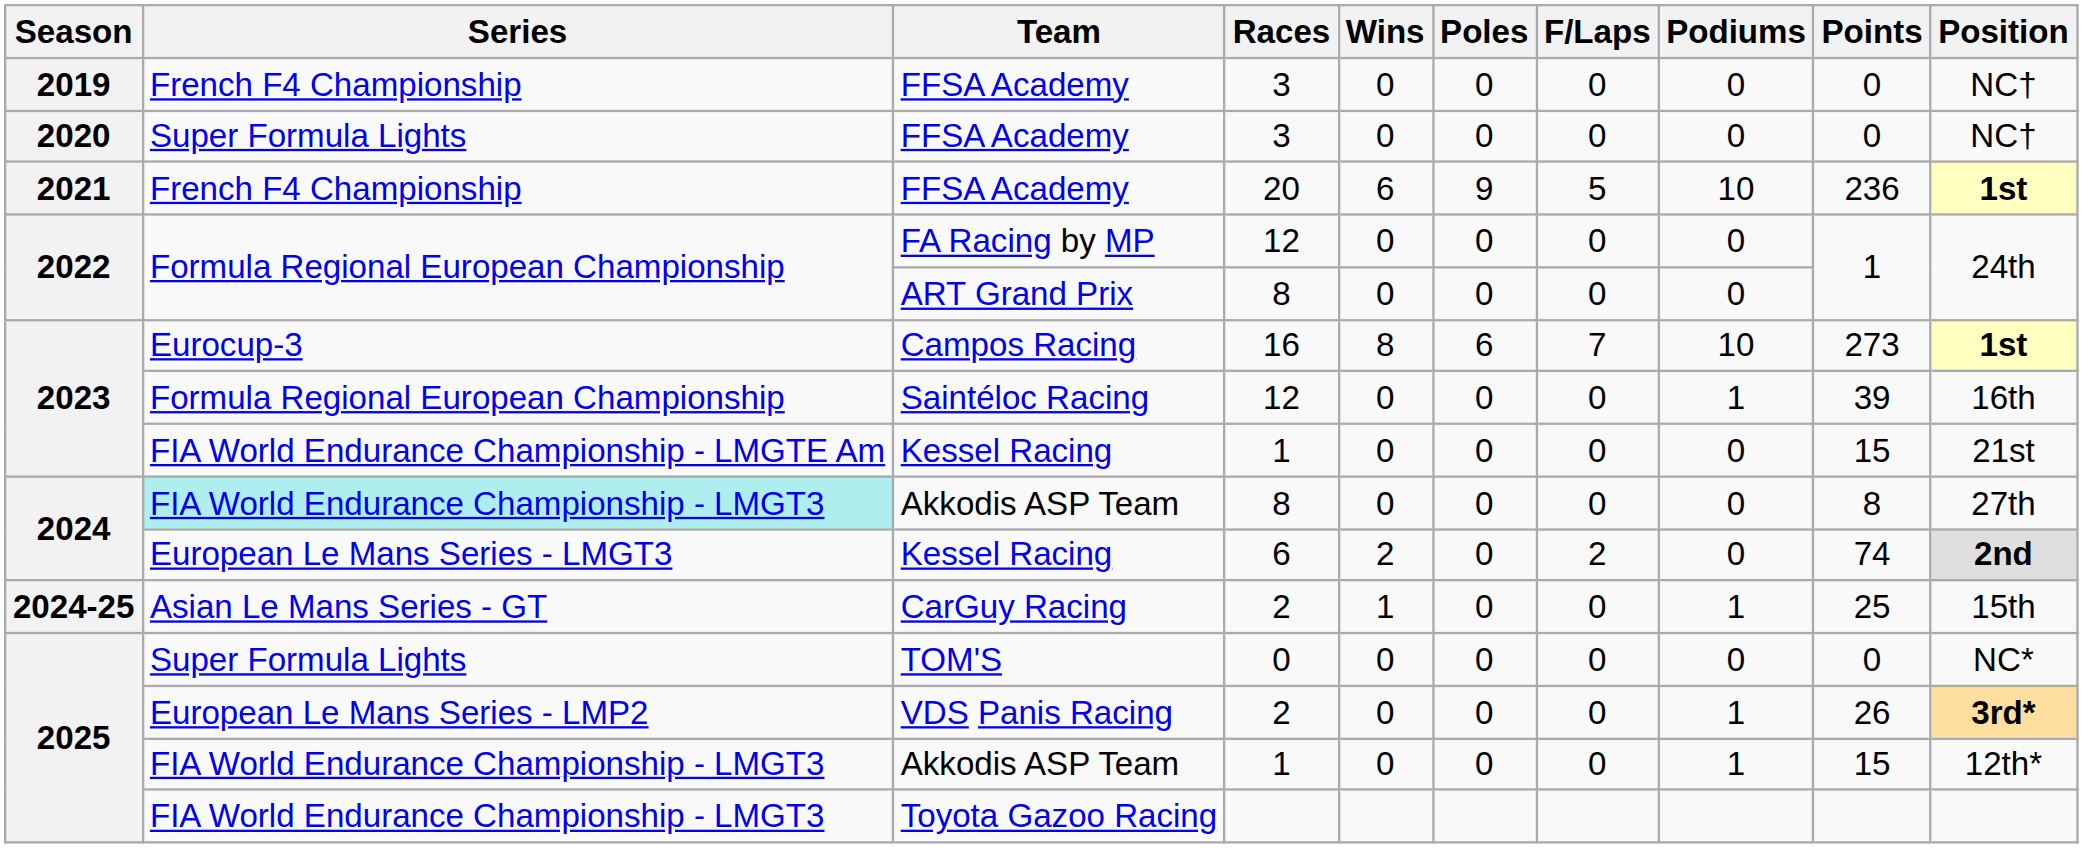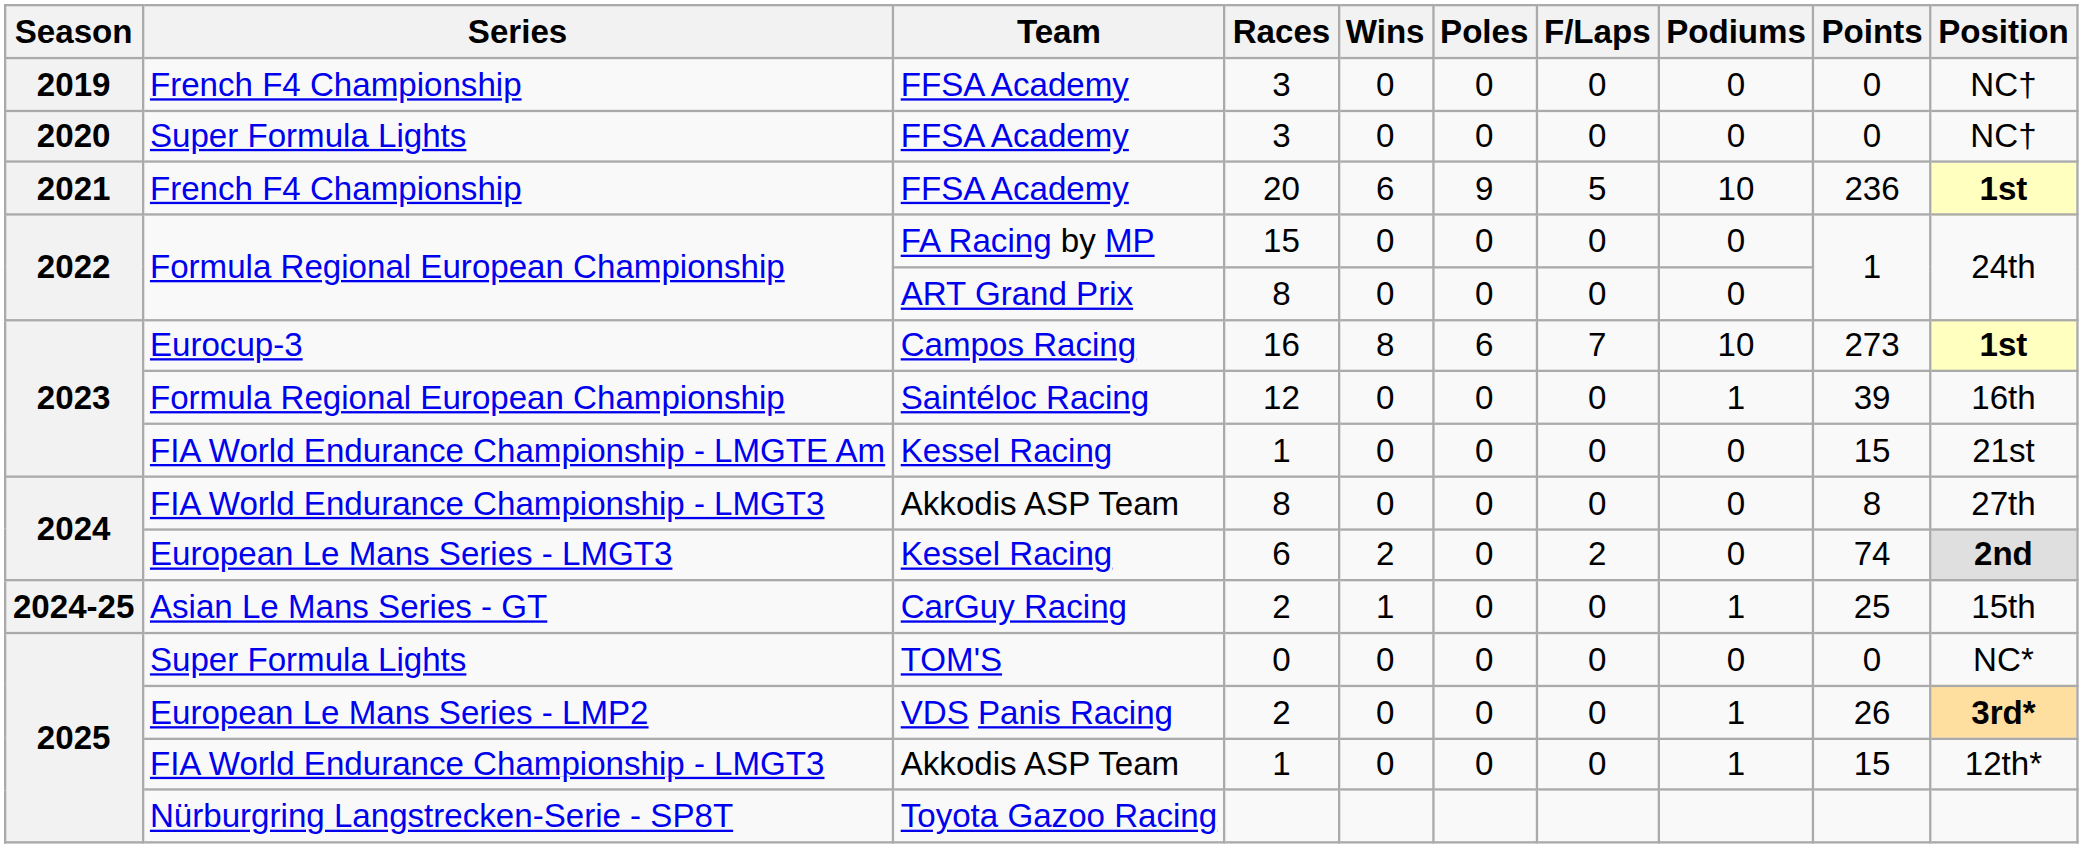(1281, 241) 12 -> (1281, 241) 15
(487, 503) paleturquoise background -> (487, 503) no background
(487, 817) FIA World Endurance Championship - LMGT3 -> (442, 817) Nürburgring Langstrecken-Serie - SP8T
